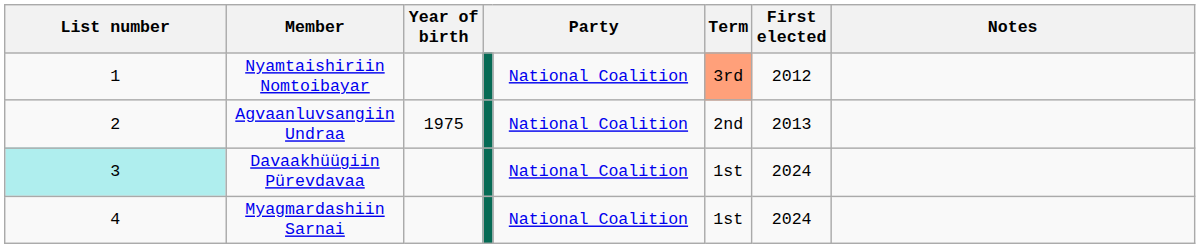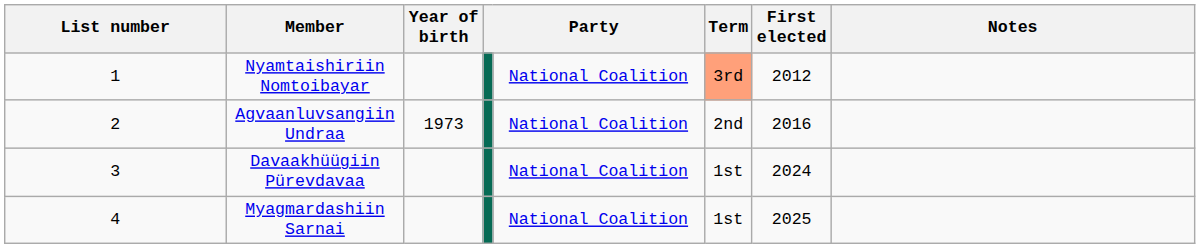(444, 124) 1975 -> (444, 124) 1973
(792, 124) 2013 -> (792, 124) 2016
(115, 172) paleturquoise background -> (115, 172) no background
(792, 219) 2024 -> (792, 219) 2025
